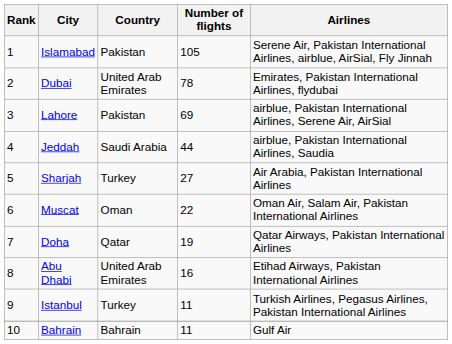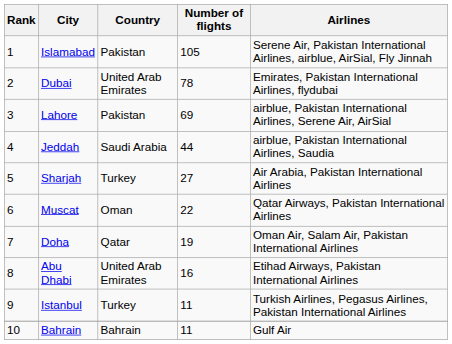(330, 210) Oman Air, Salam Air, Pakistan International Airlines -> (349, 210) Qatar Airways, Pakistan International Airlines
(349, 241) Qatar Airways, Pakistan International Airlines -> (330, 241) Oman Air, Salam Air, Pakistan International Airlines
